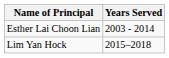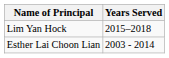rows swapped: (53, 28) <-> (37, 45)
